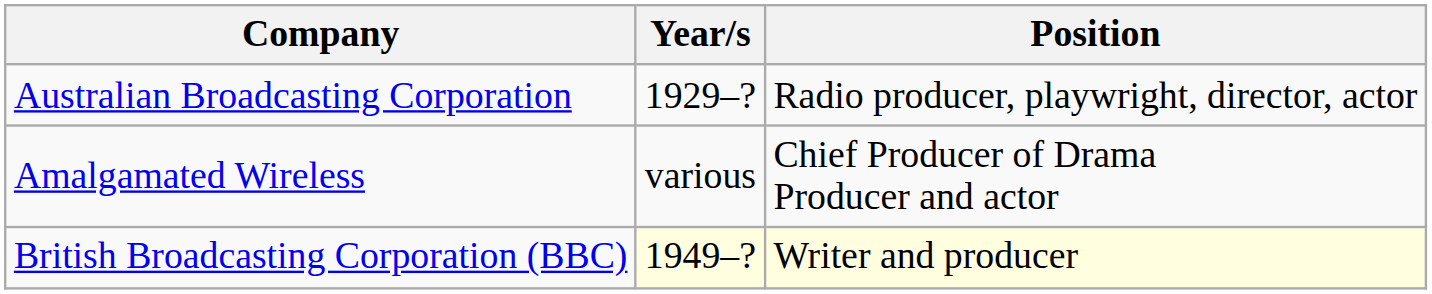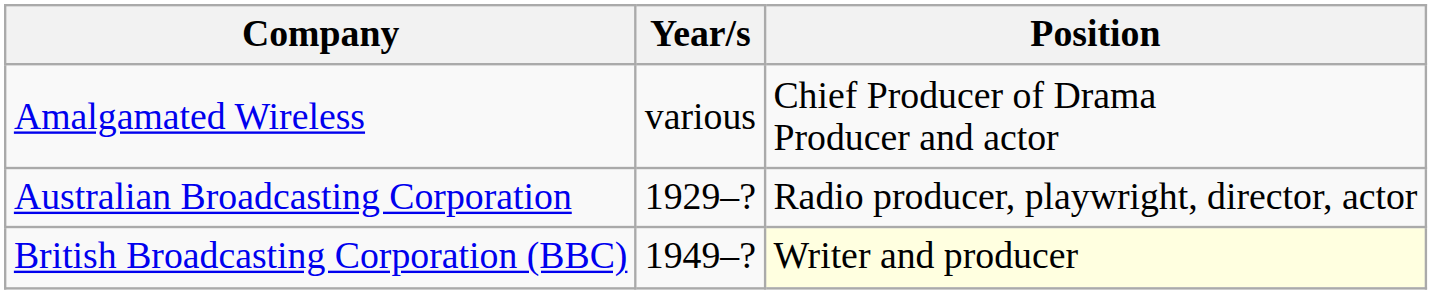rows swapped: (293, 94) <-> (189, 175)
(700, 256) lightyellow background -> (700, 256) no background
